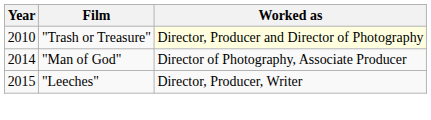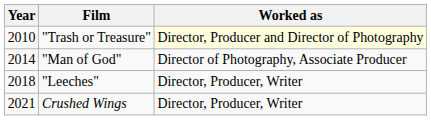(22, 81) 2015 -> (22, 81) 2018
+ row: (84, 103)
